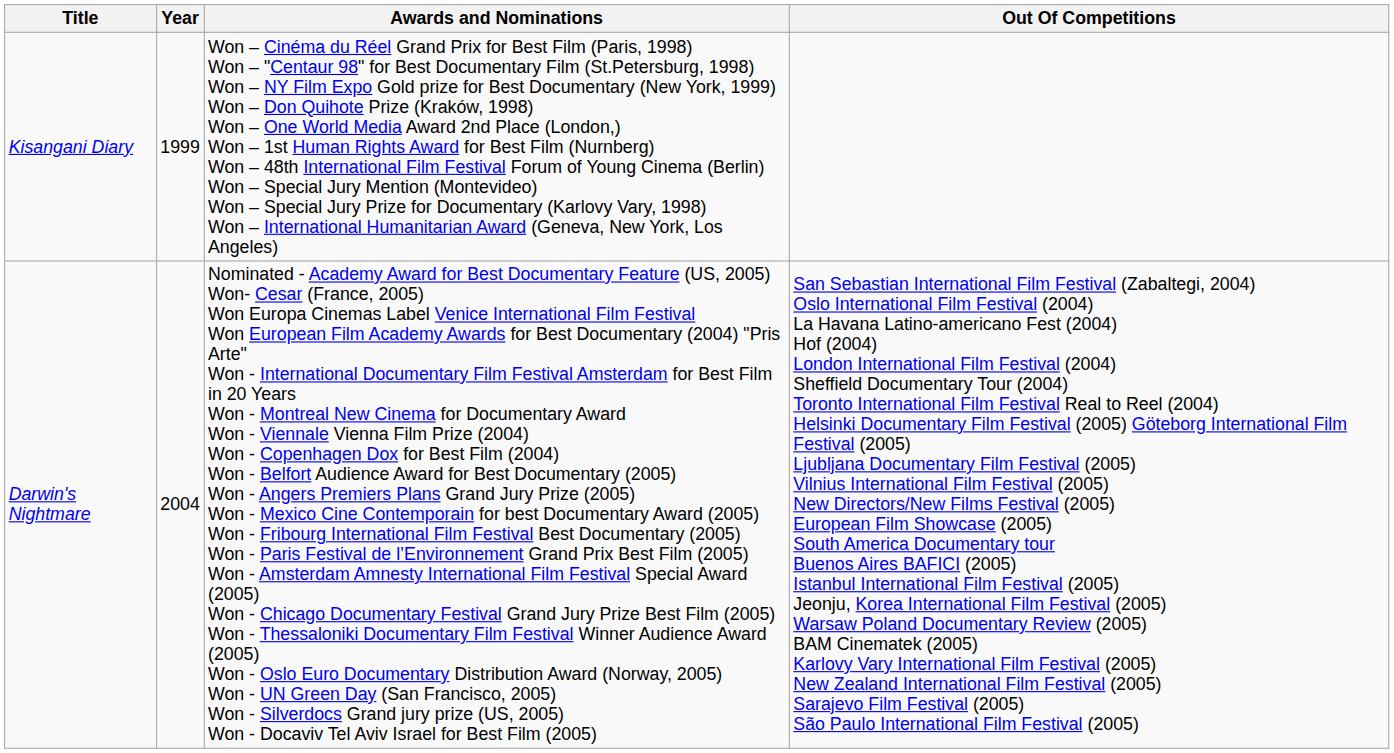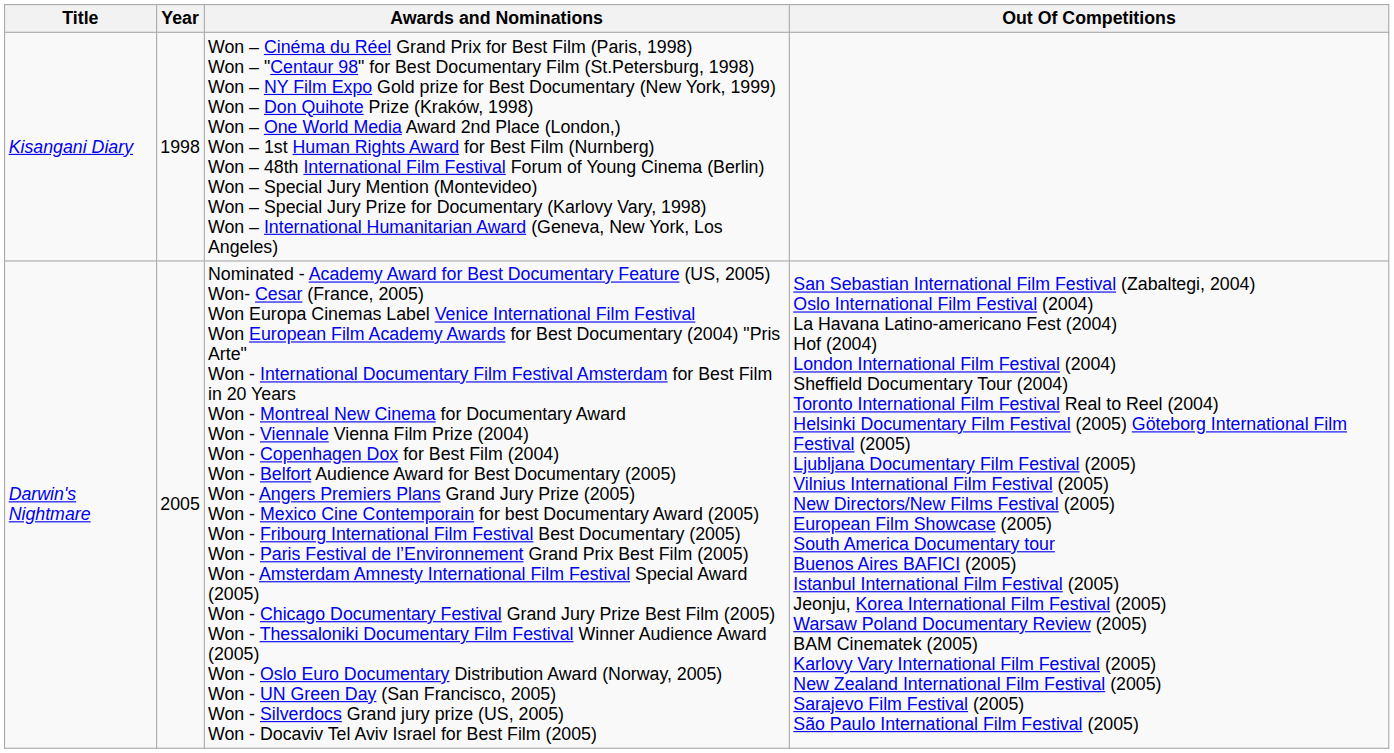(180, 146) 1999 -> (180, 146) 1998
(180, 504) 2004 -> (180, 504) 2005
